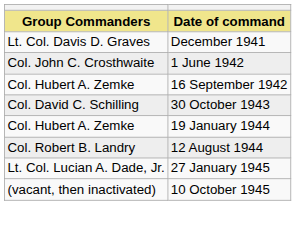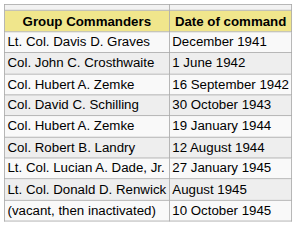+ row: (210, 189)
